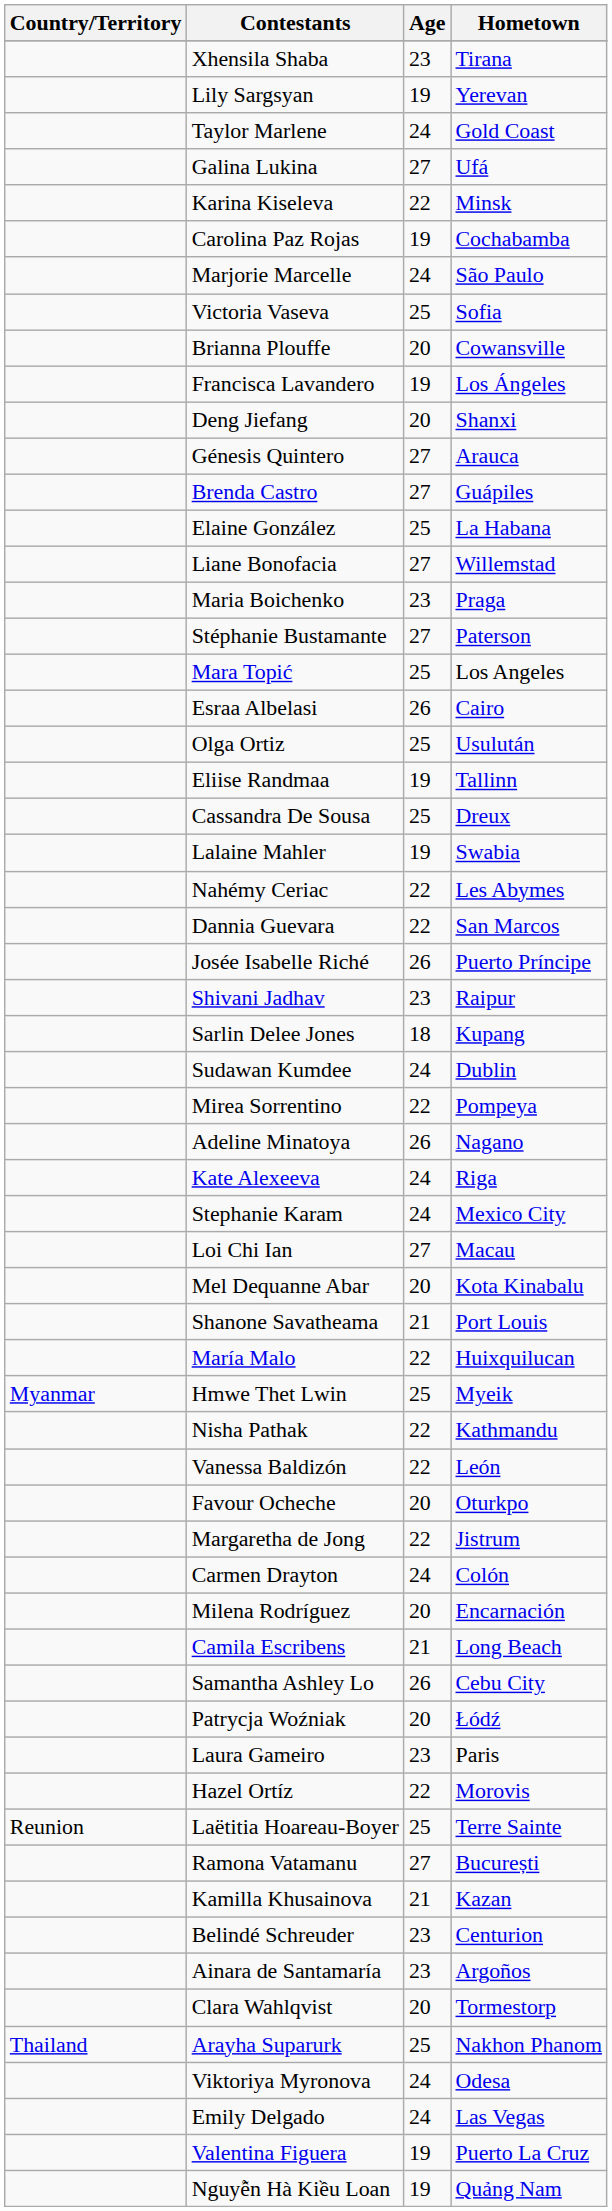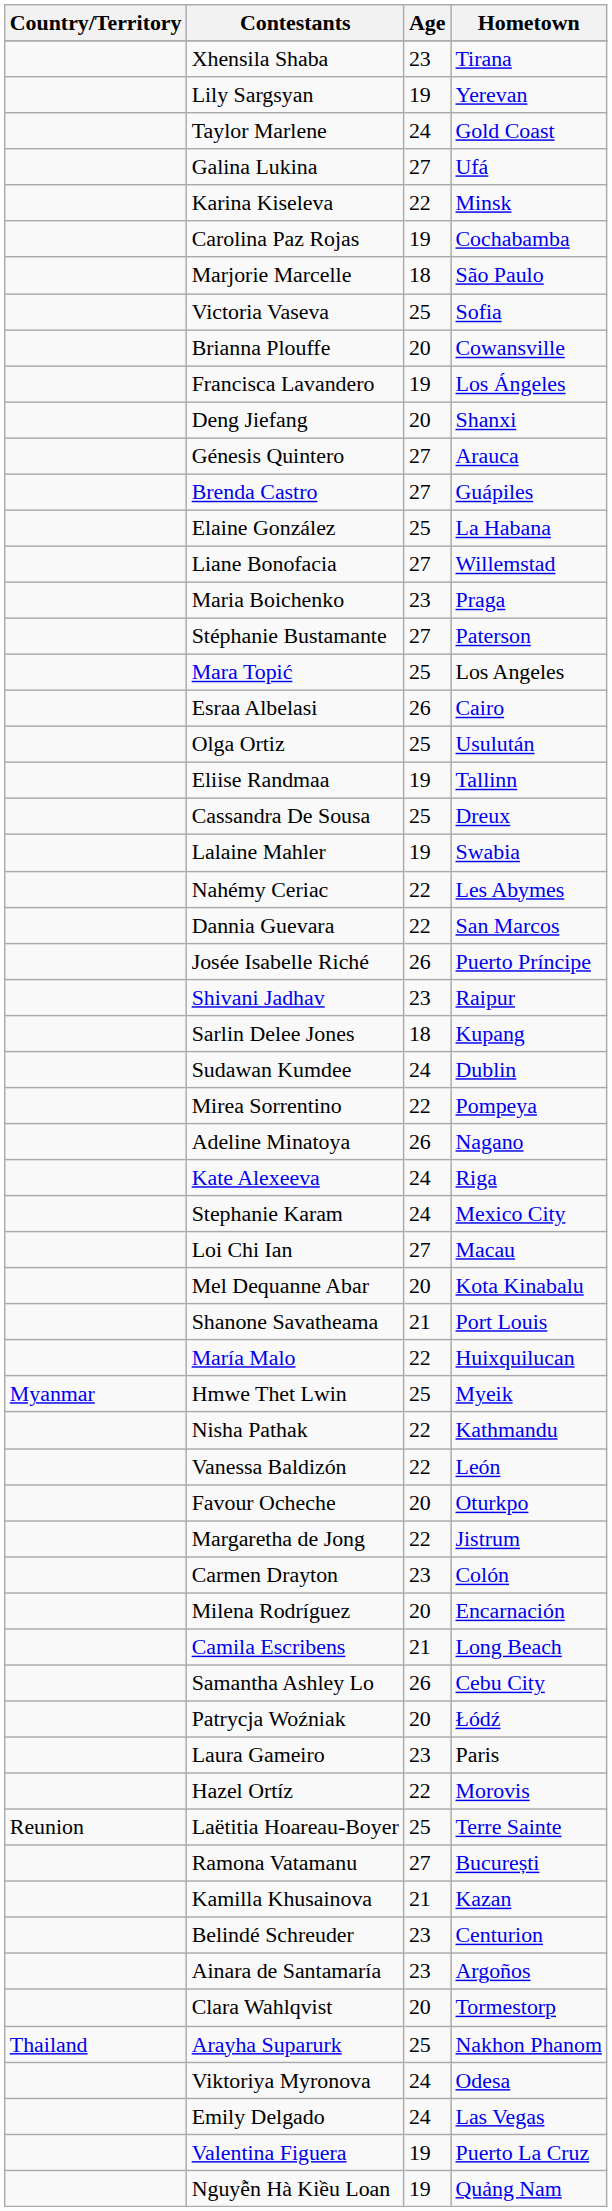(420, 275) 24 -> (420, 275) 18
(420, 1574) 24 -> (420, 1574) 23
